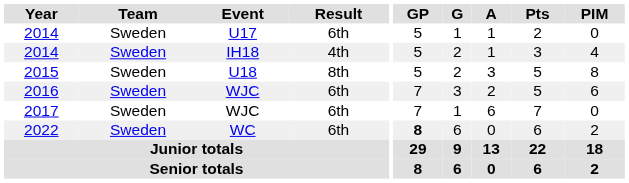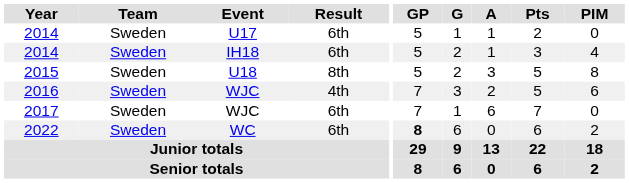(338, 52) 4th -> (338, 52) 6th
(338, 91) 6th -> (338, 91) 4th
